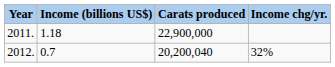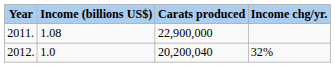(51, 33) 1.18 -> (51, 33) 1.08
(48, 52) 0.7 -> (48, 52) 1.0
